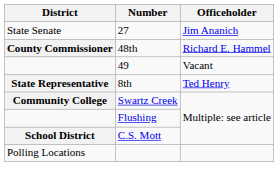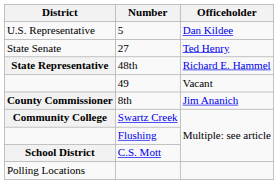+ row: (121, 30)
(210, 30) Jim Ananich -> (206, 48) Ted Henry
(60, 48) County Commissioner -> (60, 65) State Representative
(60, 83) State Representative -> (60, 100) County Commissioner
(206, 83) Ted Henry -> (210, 100) Jim Ananich
